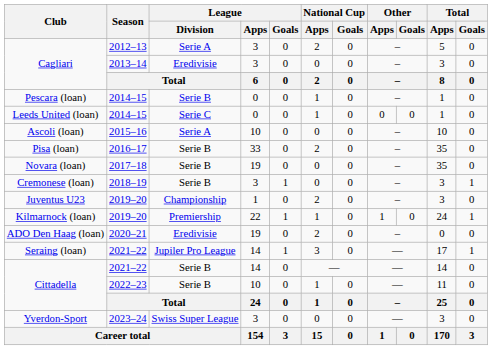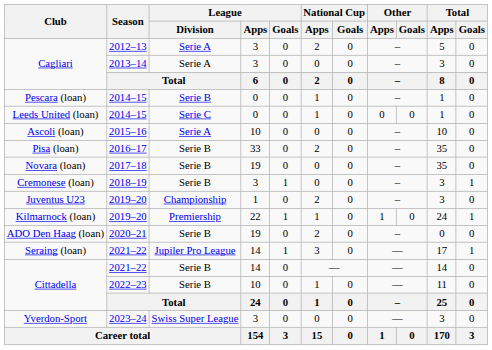(195, 64) Eredivisie -> (195, 64) Serie A
(195, 234) Eredivisie -> (195, 234) Serie B
